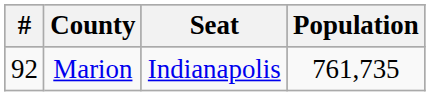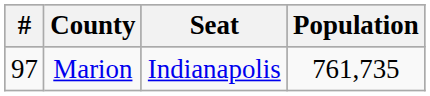(24, 68) 92 -> (24, 68) 97
